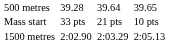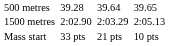rows swapped: (30, 36) <-> (25, 22)
